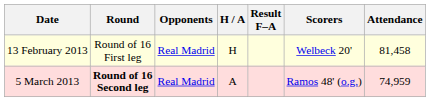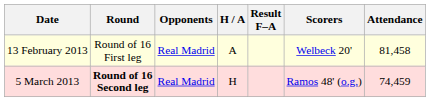(233, 50) H -> (233, 50) A
(233, 81) A -> (233, 81) H
(395, 81) 74,959 -> (395, 81) 74,459
